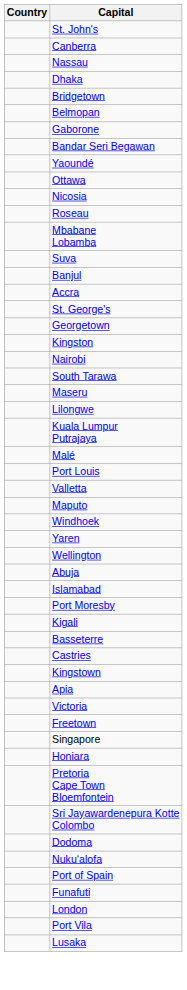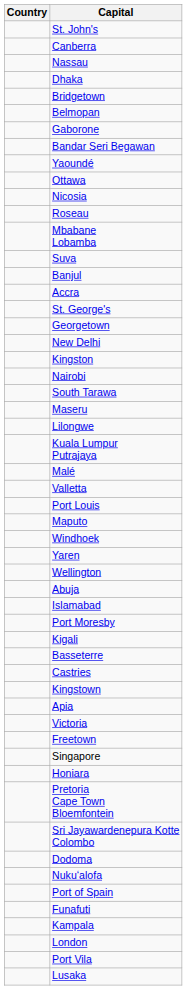+ row: (76, 342)
rows swapped: (69, 488) <-> (76, 472)
+ row: (73, 926)
